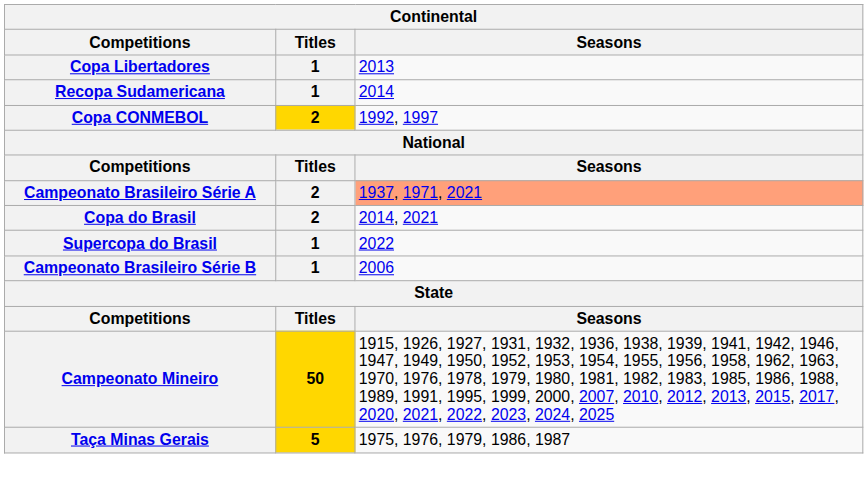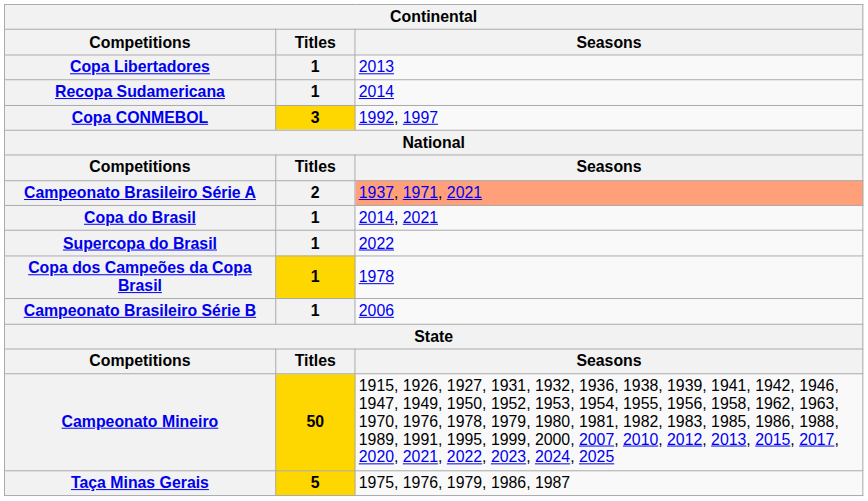(315, 117) 2 -> (315, 117) 3
(315, 218) 2 -> (315, 218) 1
+ row: (140, 277)
